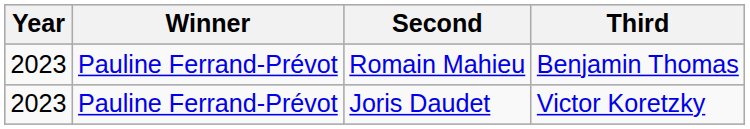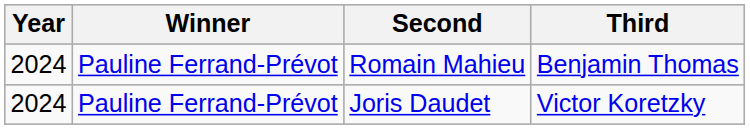(39, 64) 2023 -> (39, 64) 2024
(39, 104) 2023 -> (39, 104) 2024
